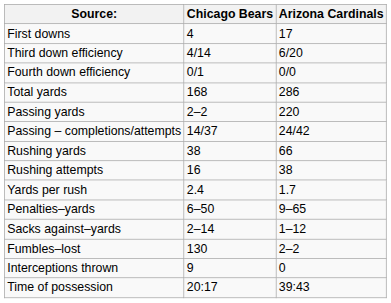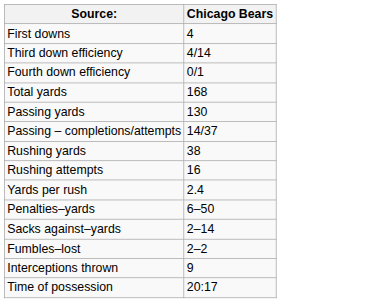- column: (331, 14)
(197, 111) 2–2 -> (197, 111) 130
(197, 248) 130 -> (197, 248) 2–2
